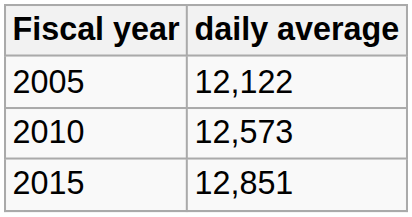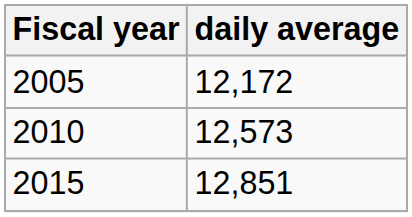(244, 81) 12,122 -> (244, 81) 12,172
